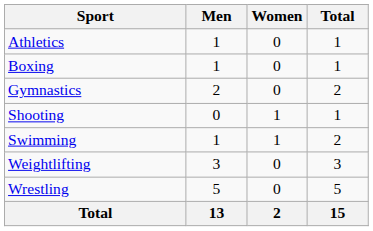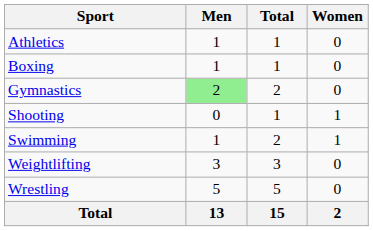columns swapped: (277, 16) <-> (337, 16)
(216, 90) no background -> (216, 90) lightgreen background
